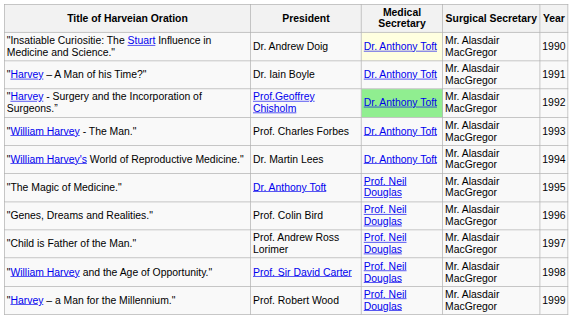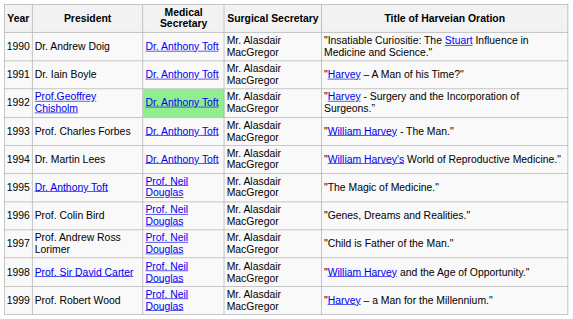columns swapped: (554, 18) <-> (127, 18)
(400, 46) lightyellow background -> (182, 46) no background
